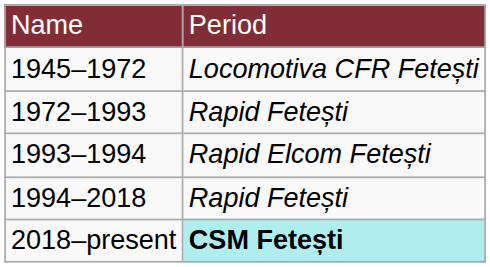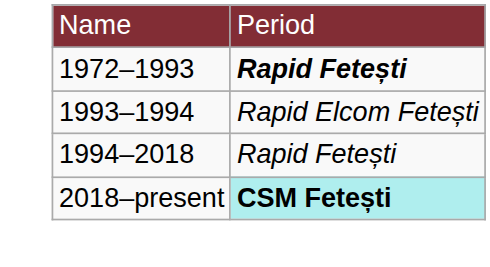- row: (79, 68)
(268, 111) normal -> (322, 68) bold
